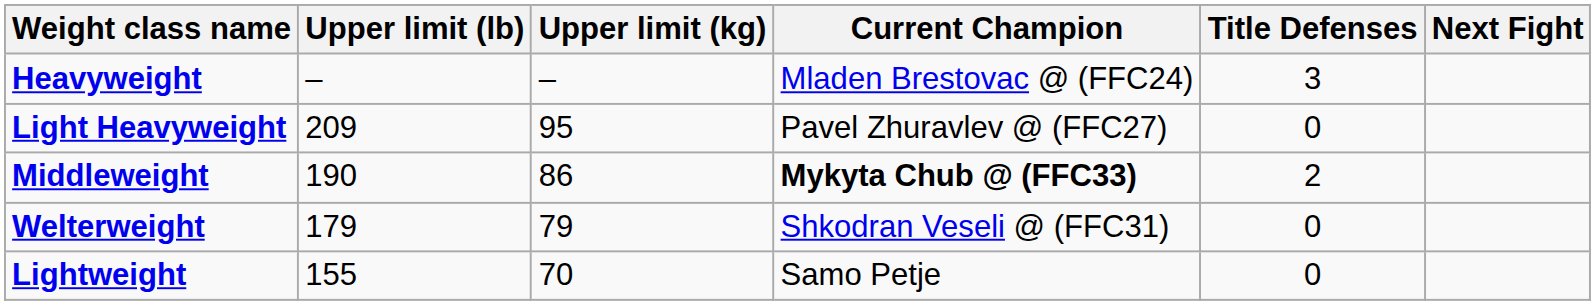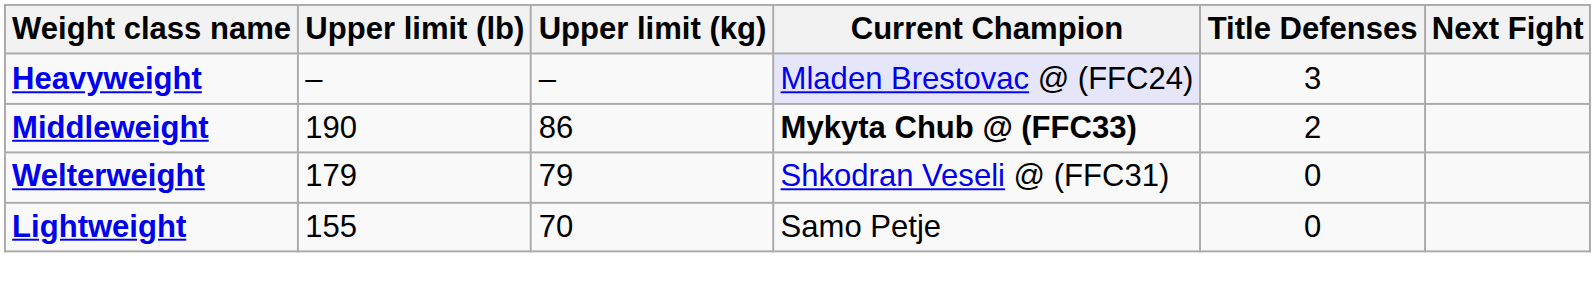(987, 78) no background -> (987, 78) lavender background
- row: (149, 127)
